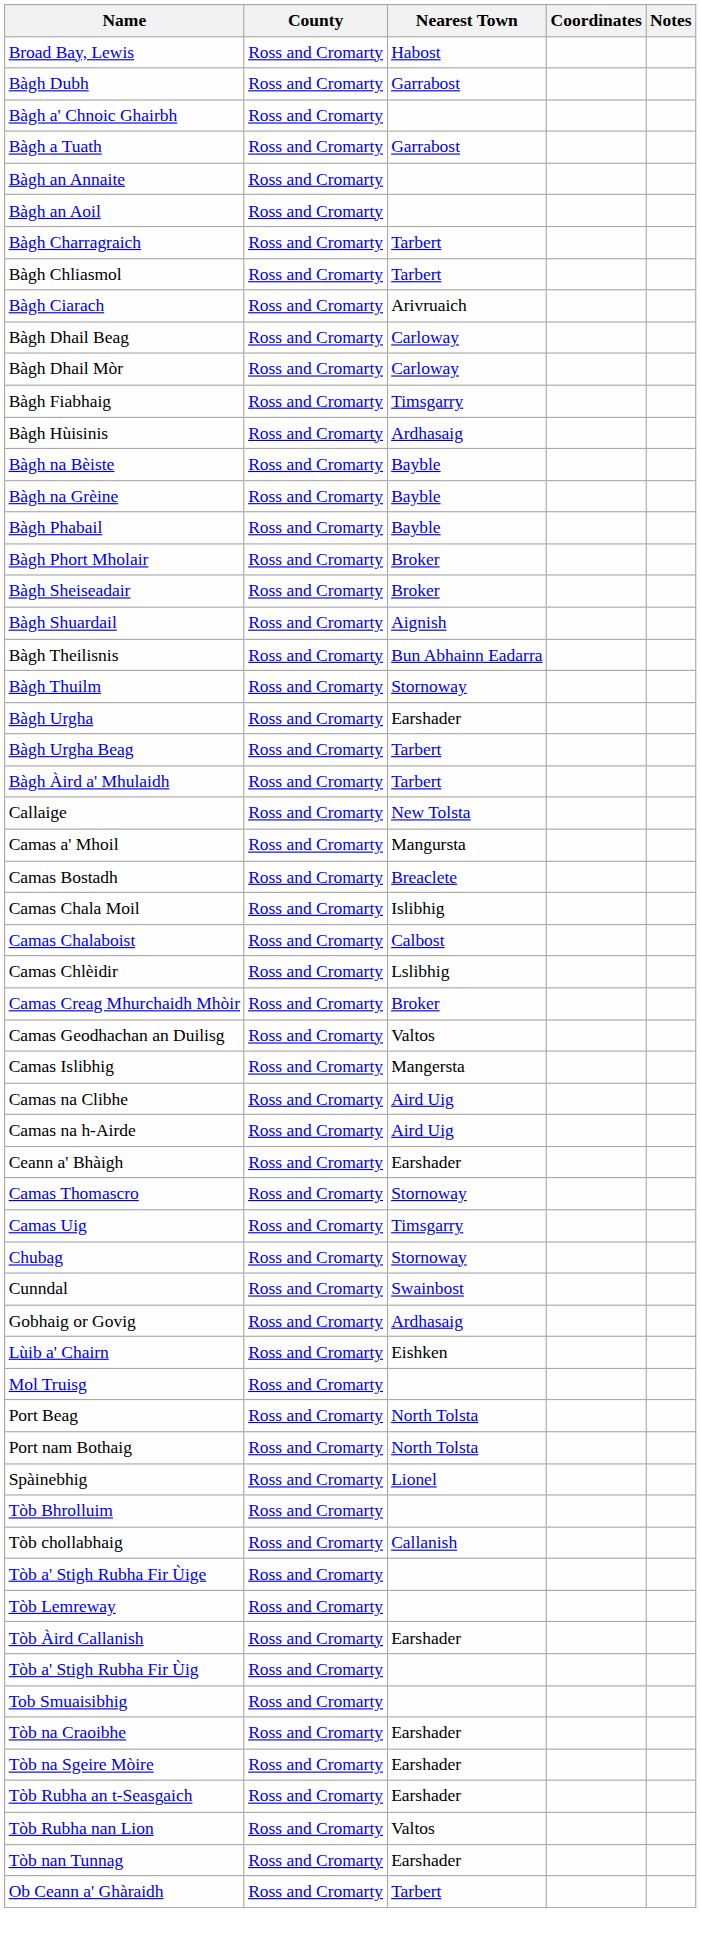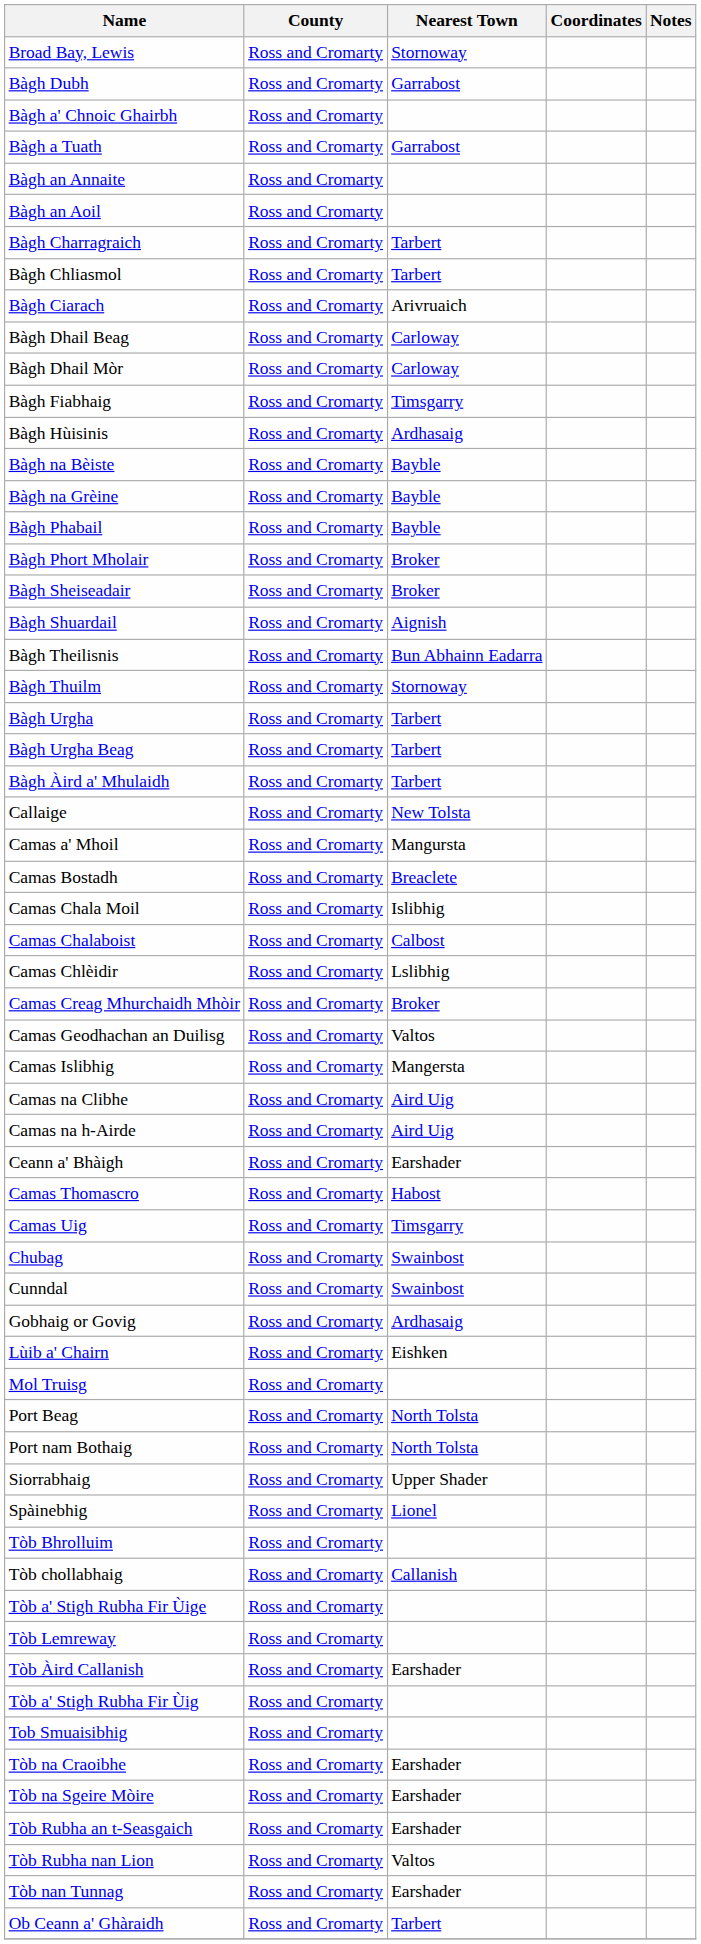(416, 51) Habost -> (429, 51) Stornoway
(426, 717) Earshader -> (416, 717) Tarbert
(429, 1193) Stornoway -> (416, 1193) Habost
(429, 1257) Stornoway -> (428, 1257) Swainbost
+ row: (49, 1479)
